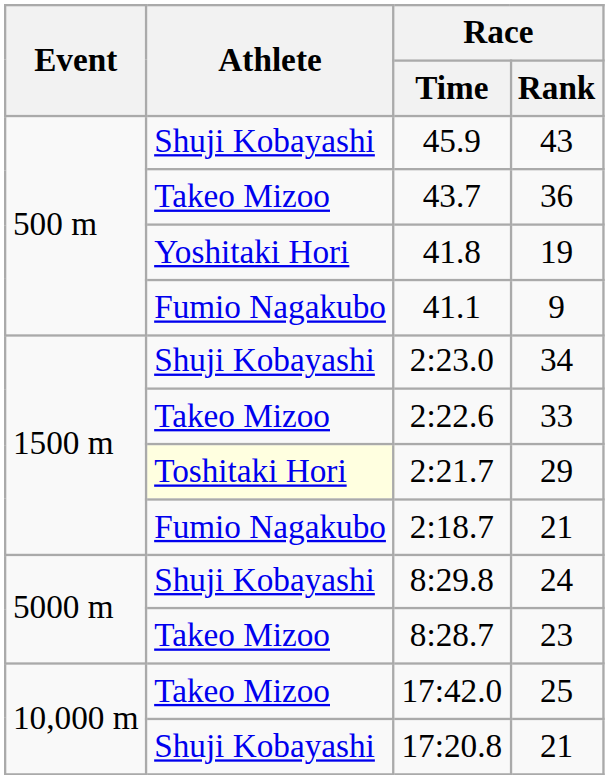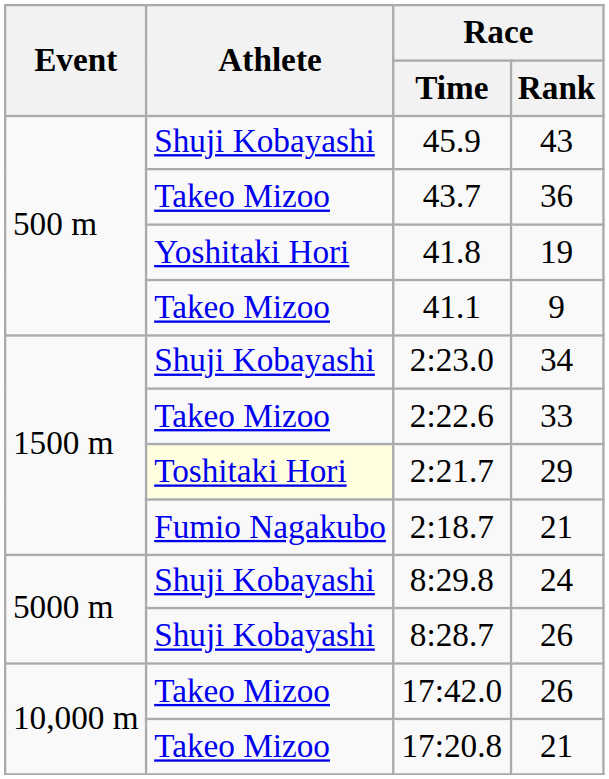(270, 306) Fumio Nagakubo -> (242, 306) Takeo Mizoo
(242, 635) Takeo Mizoo -> (265, 635) Shuji Kobayashi
(557, 635) 23 -> (557, 635) 26
(557, 690) 25 -> (557, 690) 26
(265, 745) Shuji Kobayashi -> (242, 745) Takeo Mizoo
